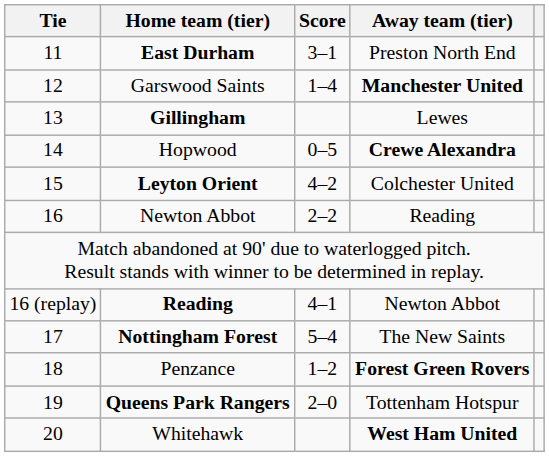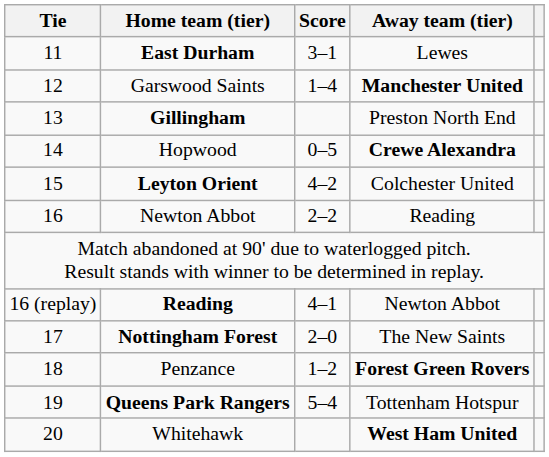(442, 52) Preston North End -> (442, 52) Lewes
(442, 117) Lewes -> (442, 117) Preston North End
(322, 336) 5–4 -> (322, 336) 2–0
(322, 401) 2–0 -> (322, 401) 5–4
